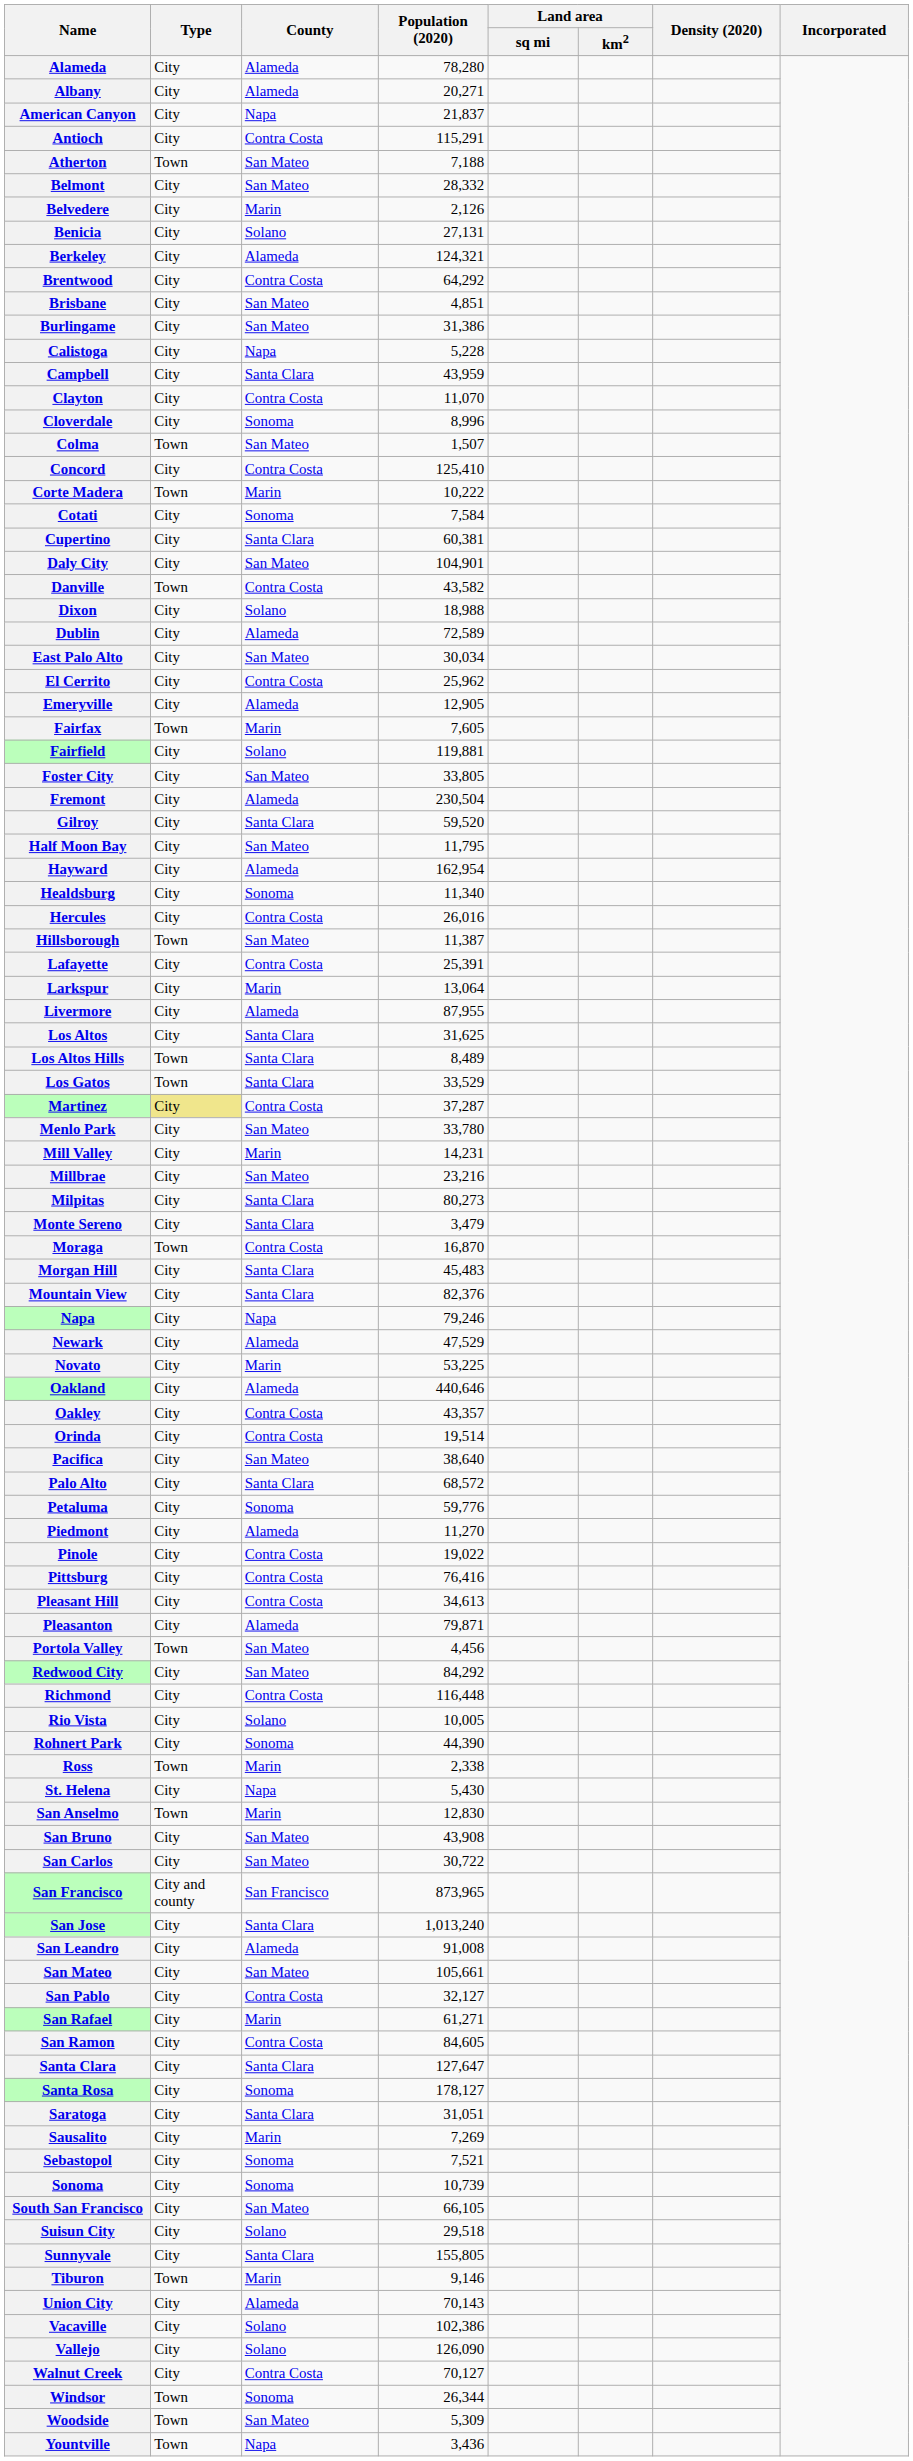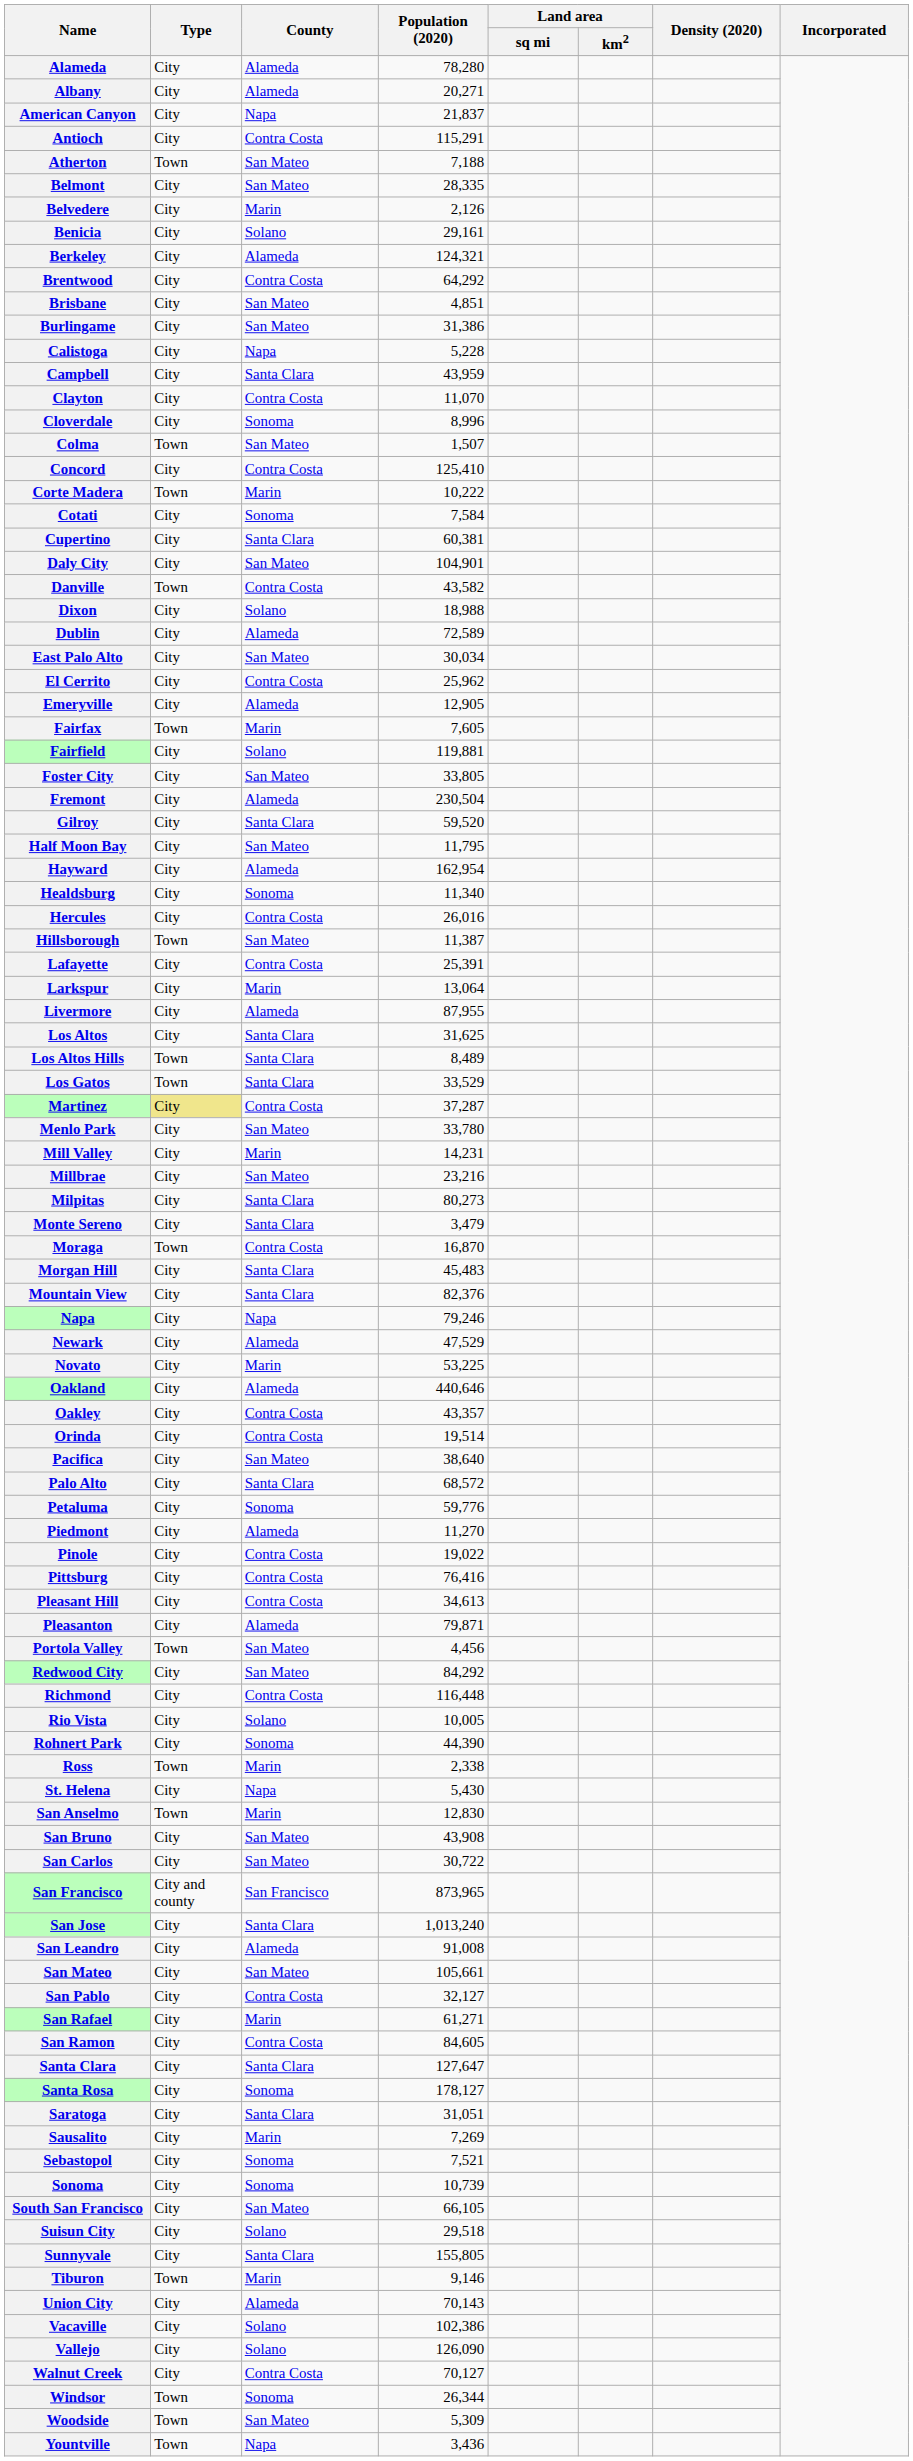(464, 185) 28,332 -> (464, 185) 28,335
(464, 232) 27,131 -> (464, 232) 29,161
